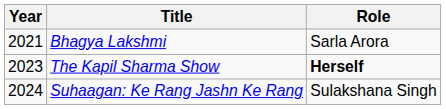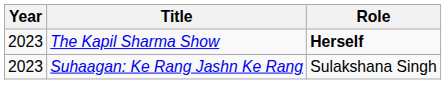- row: (108, 41)
(26, 91) 2024 -> (26, 66) 2023
